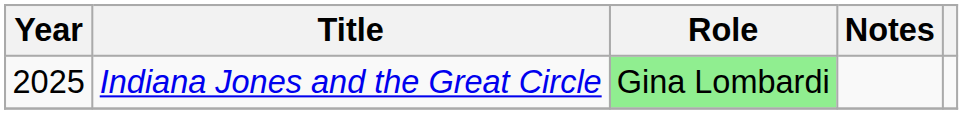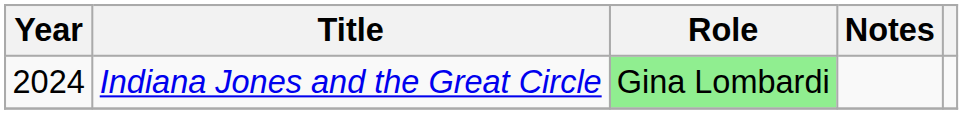(49, 81) 2025 -> (49, 81) 2024
